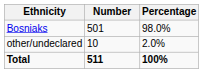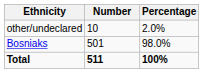rows swapped: (27, 28) <-> (44, 44)
